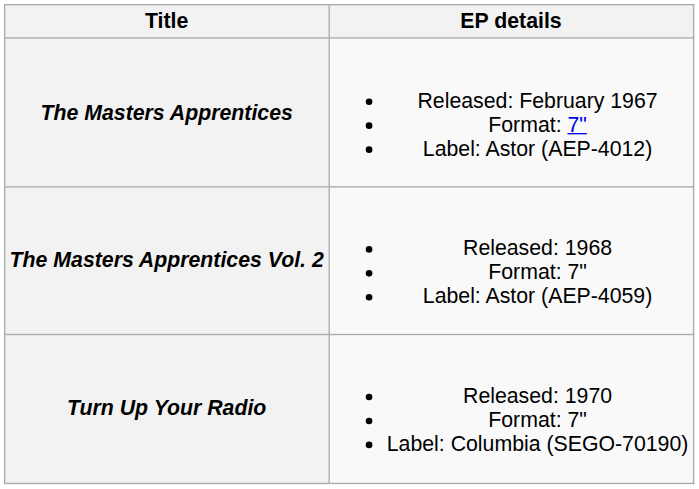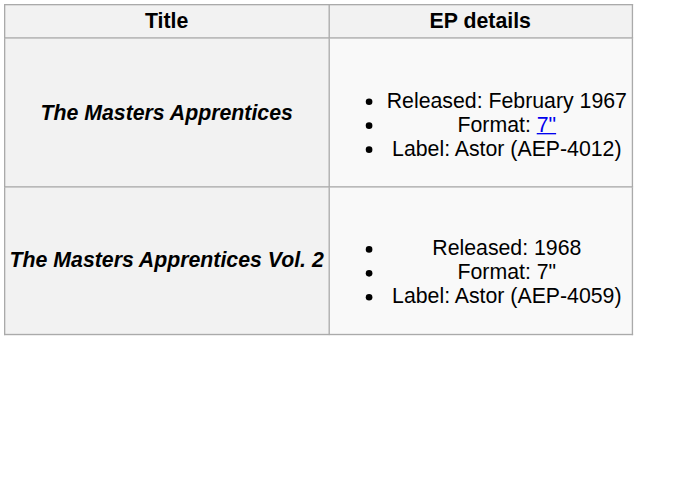- row: (167, 408)
